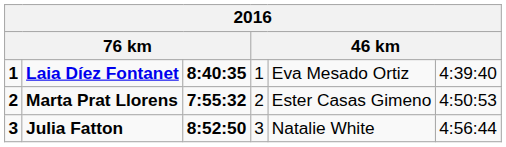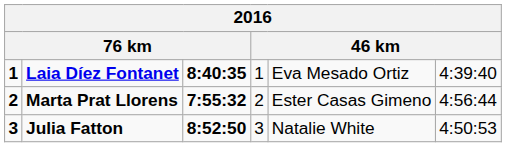(468, 100) 4:50:53 -> (468, 100) 4:56:44
(468, 127) 4:56:44 -> (468, 127) 4:50:53
